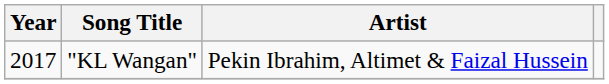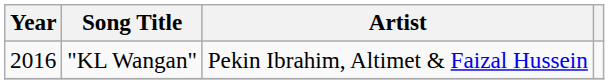(33, 59) 2017 -> (33, 59) 2016
